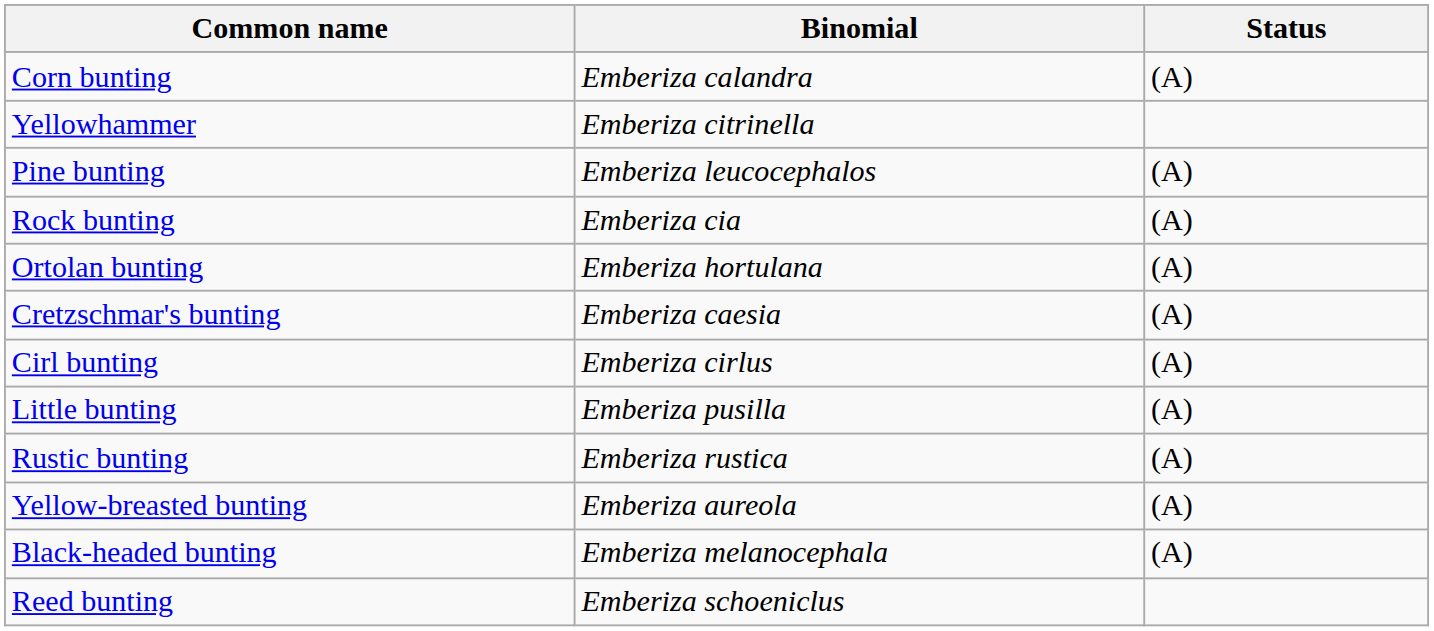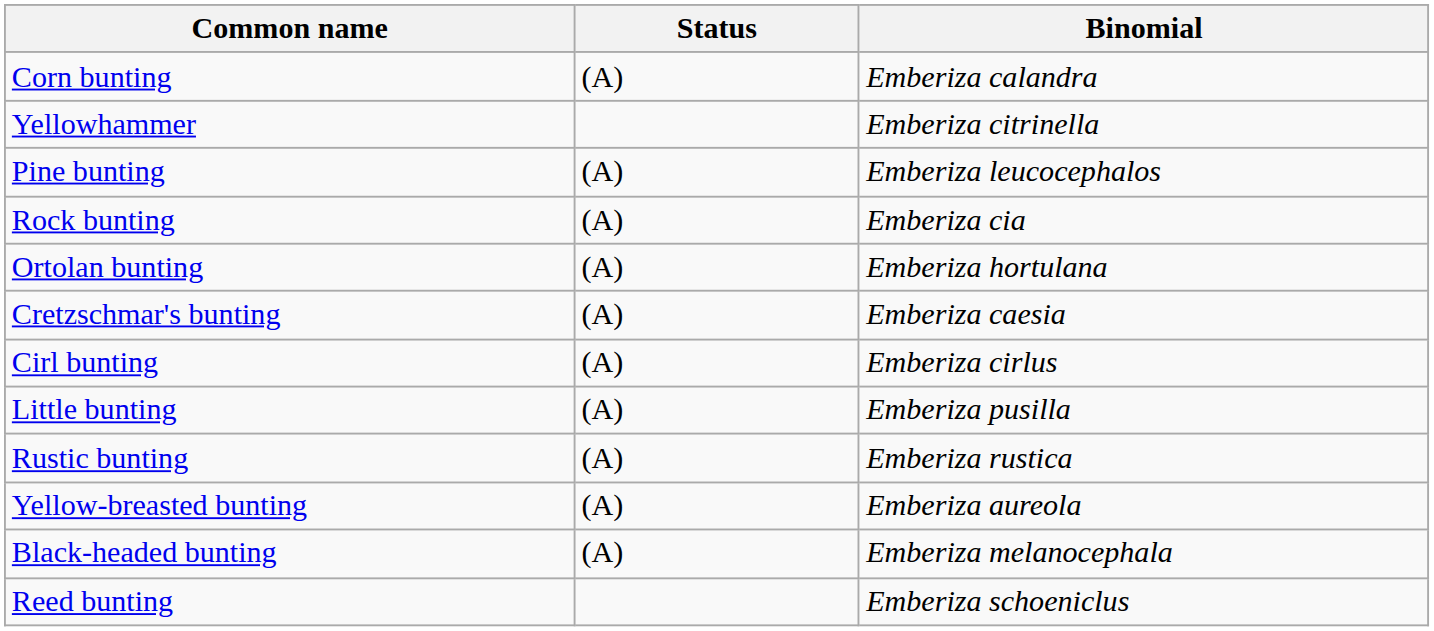columns swapped: (859, 28) <-> (1286, 28)
